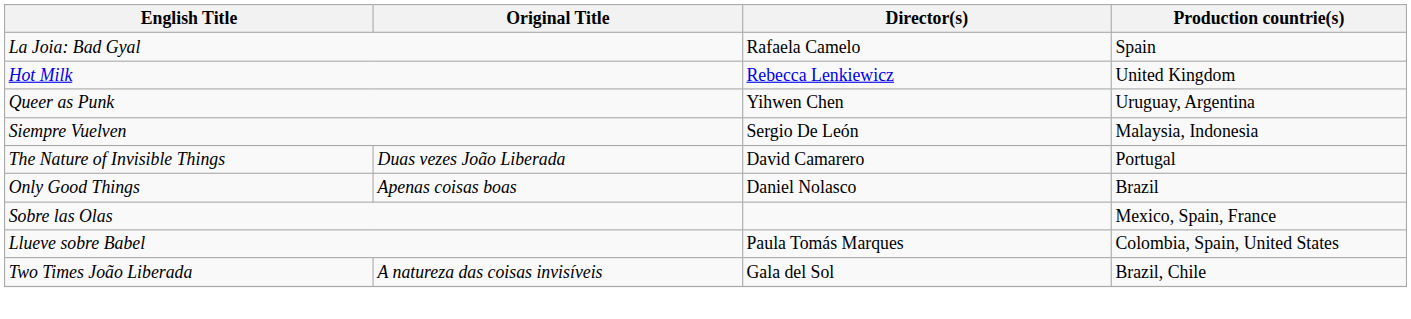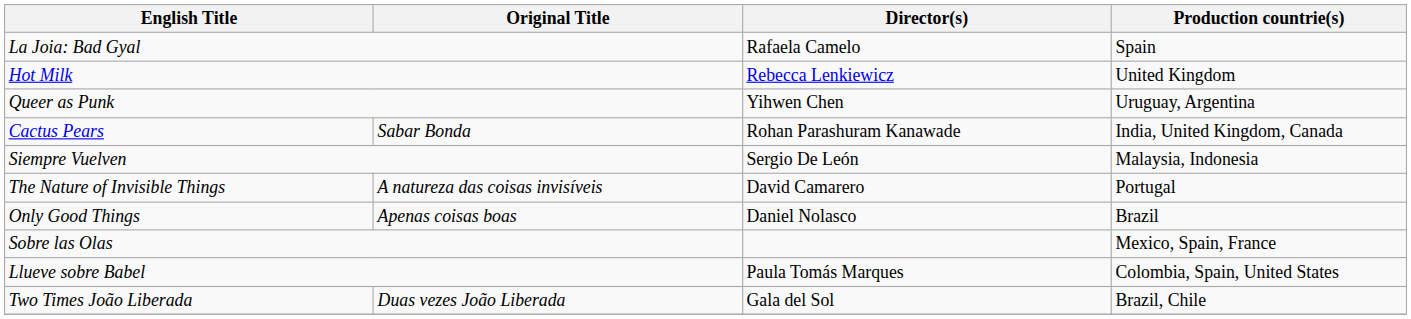+ row: (56, 131)
(472, 159) Duas vezes João Liberada -> (490, 187) A natureza das coisas invisíveis
(490, 272) A natureza das coisas invisíveis -> (472, 300) Duas vezes João Liberada
